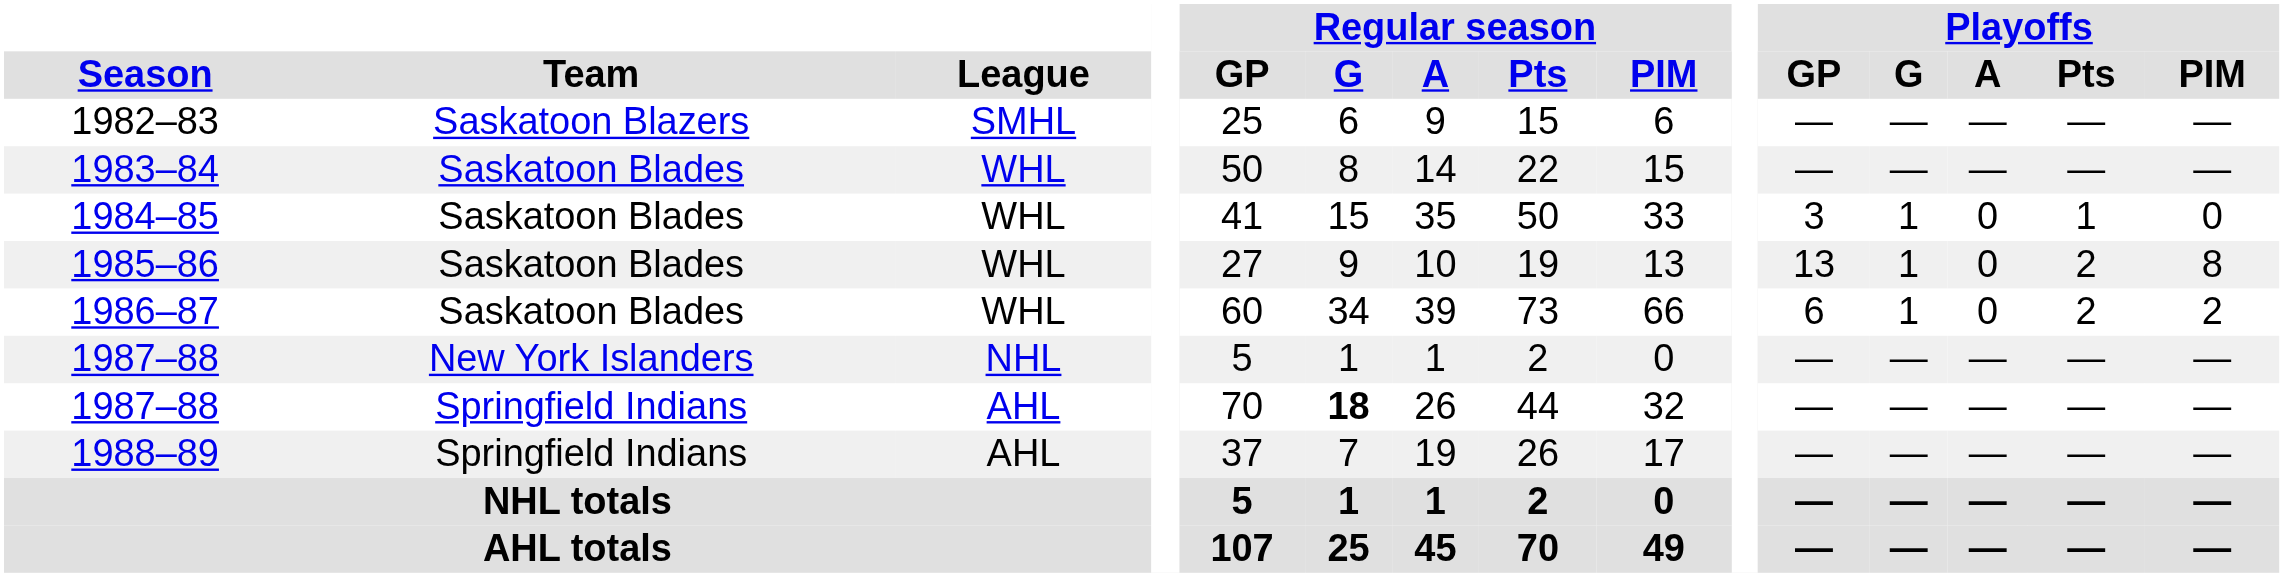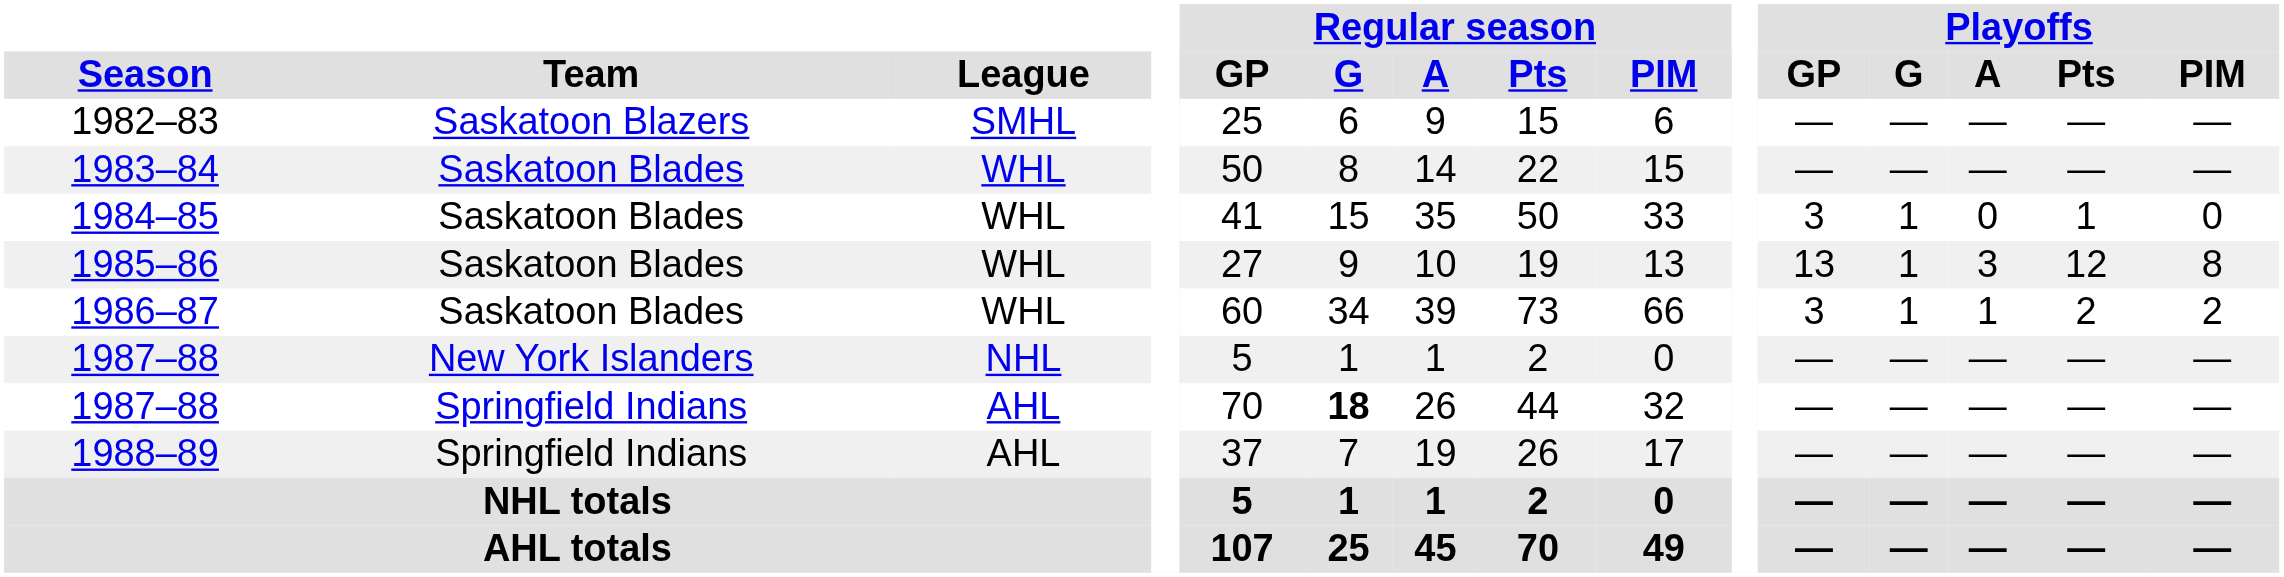(1988, 264) 0 -> (1988, 264) 3
(2086, 264) 2 -> (2086, 264) 12
(1814, 311) 6 -> (1814, 311) 3
(1988, 311) 0 -> (1988, 311) 1
